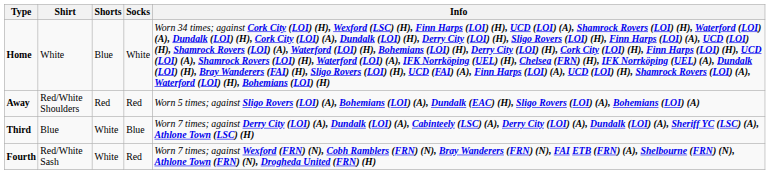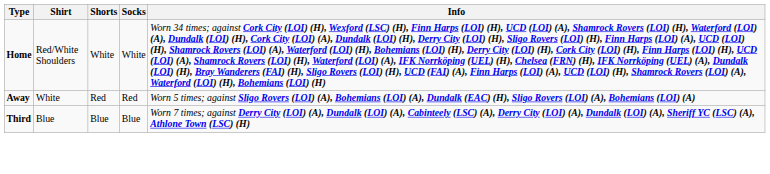(52, 55) White -> (57, 55) Red/White Shoulders
(104, 55) Blue -> (102, 55) White
(61, 103) Red/White Shoulders -> (48, 98) White
(106, 130) White -> (99, 119) Blue
- row: (21, 156)
